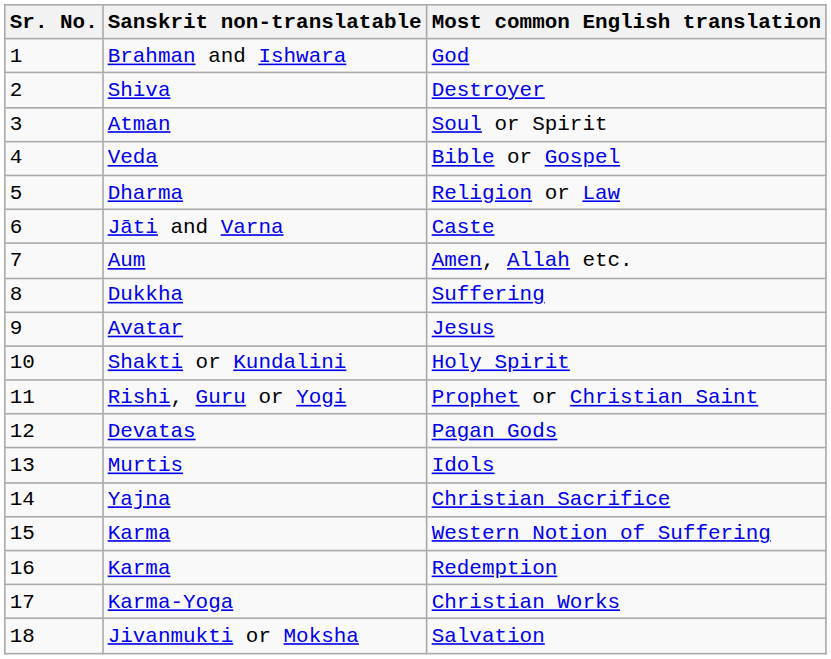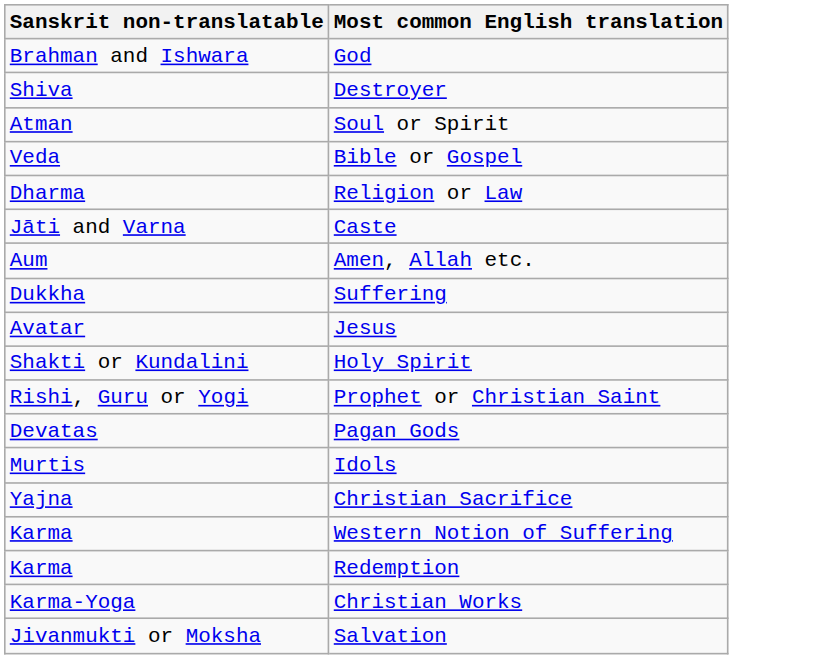- column: (54, 22)
